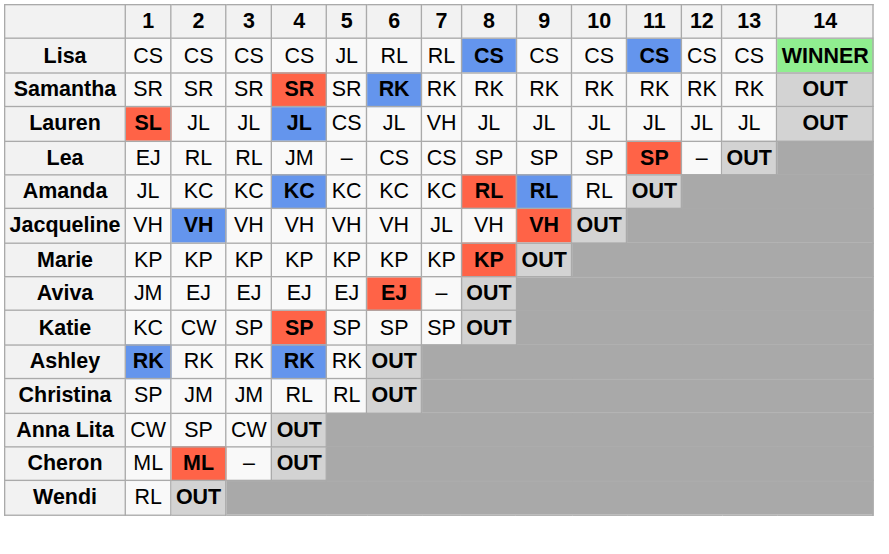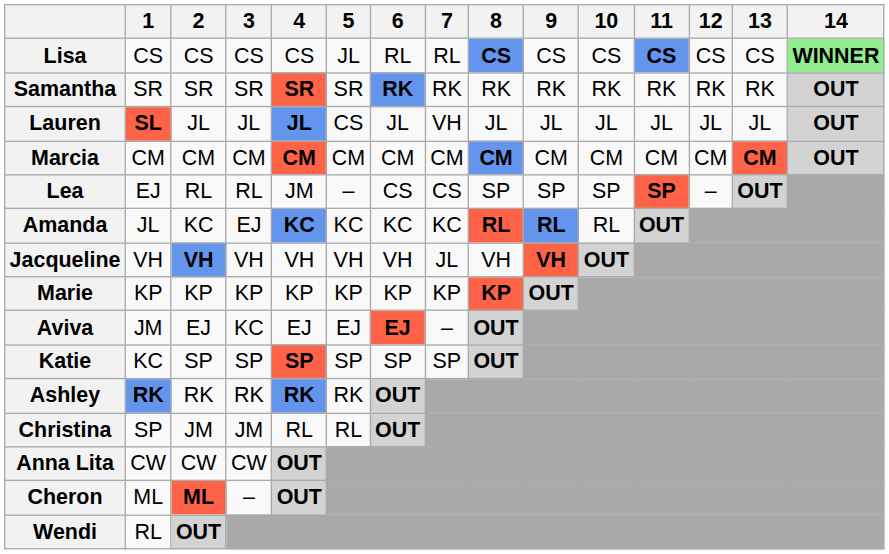+ row: (65, 157)
(249, 191) KC -> (249, 225) EJ
(249, 293) EJ -> (249, 327) KC
(199, 327) CW -> (199, 361) SP
(199, 429) SP -> (199, 463) CW
